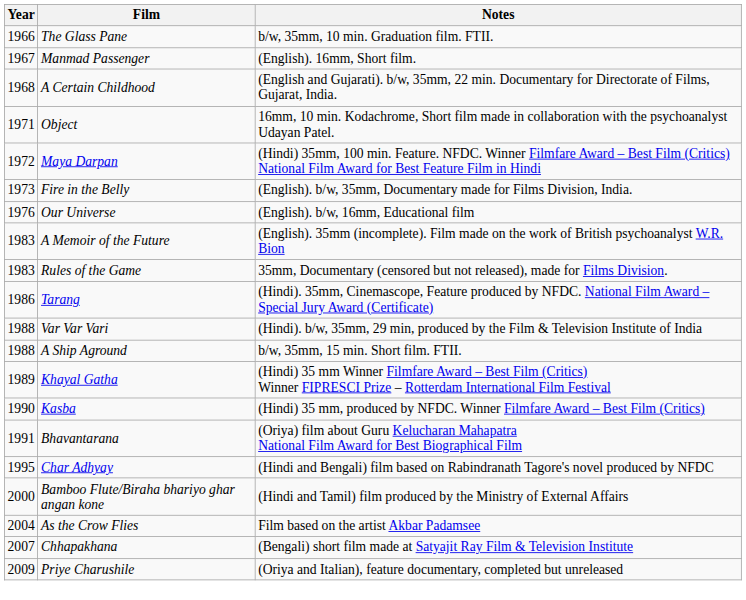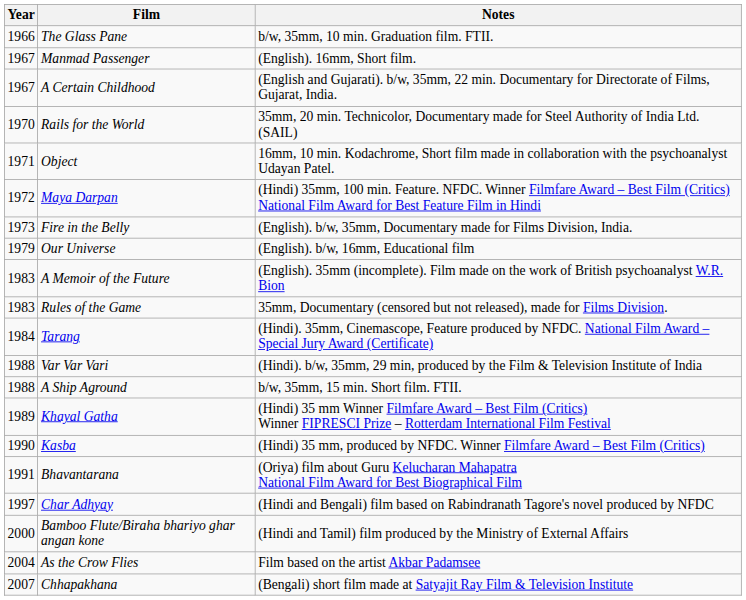(21, 87) 1968 -> (21, 87) 1967
+ row: (93, 124)
(21, 212) 1976 -> (21, 249) 1979
(21, 299) 1986 -> (21, 336) 1984
(21, 467) 1995 -> (21, 504) 1997
- row: (88, 569)
